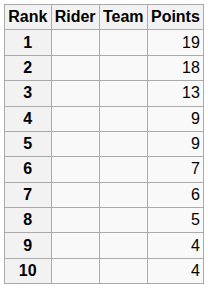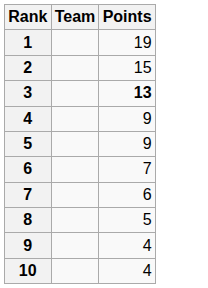- column: (75, 17)
(191, 67) 18 -> (143, 67) 15
(191, 93) normal -> (143, 93) bold
